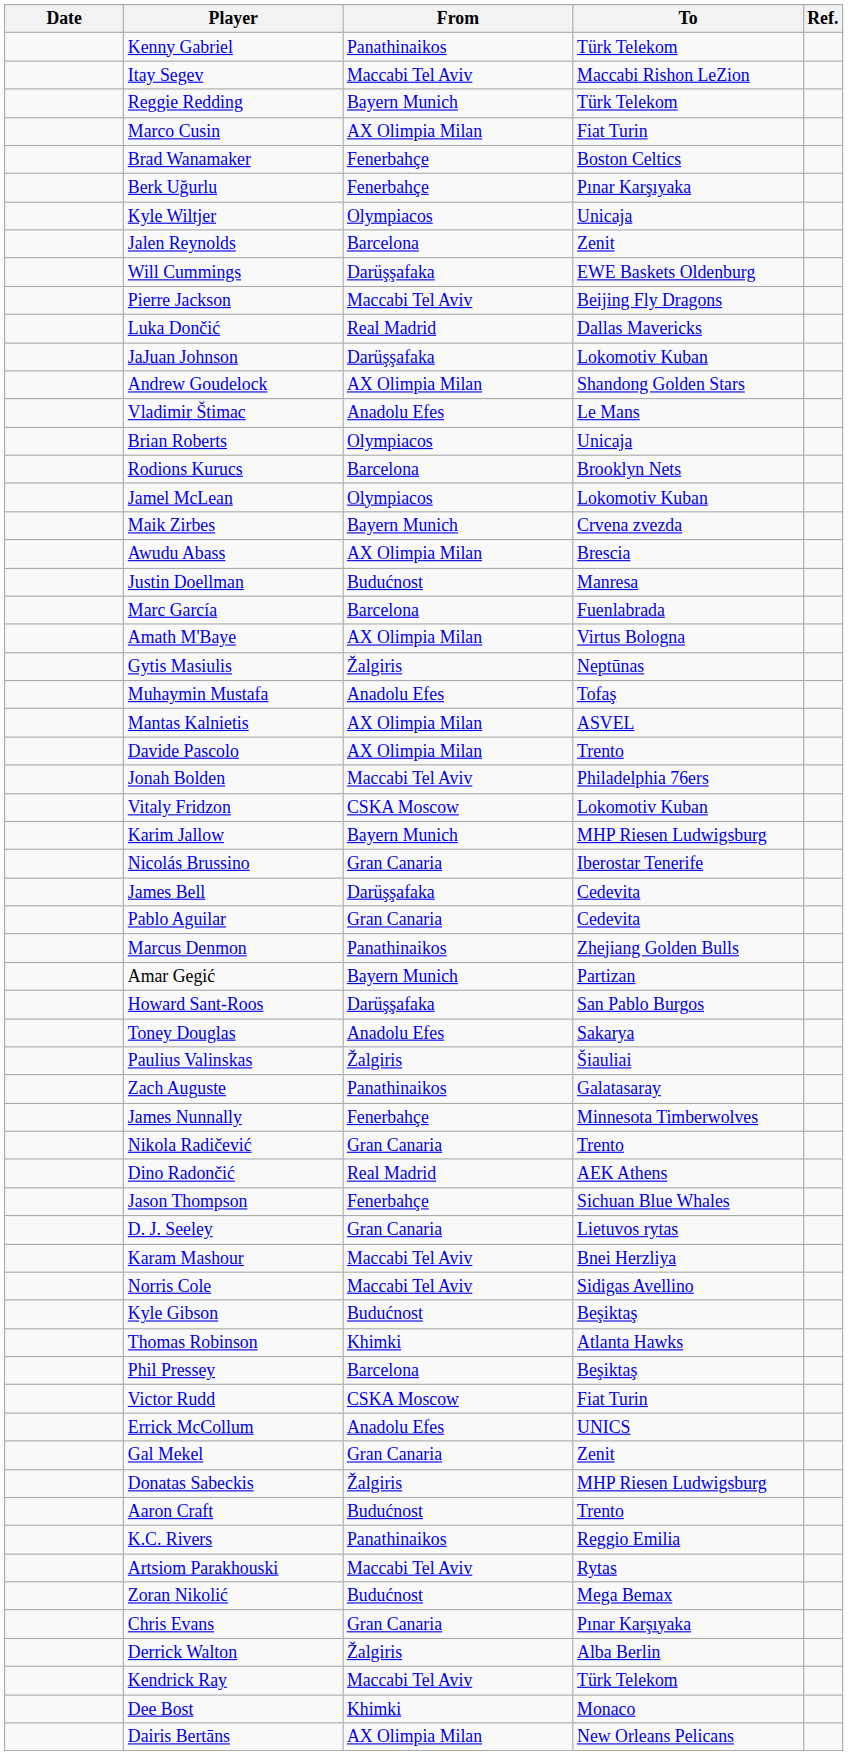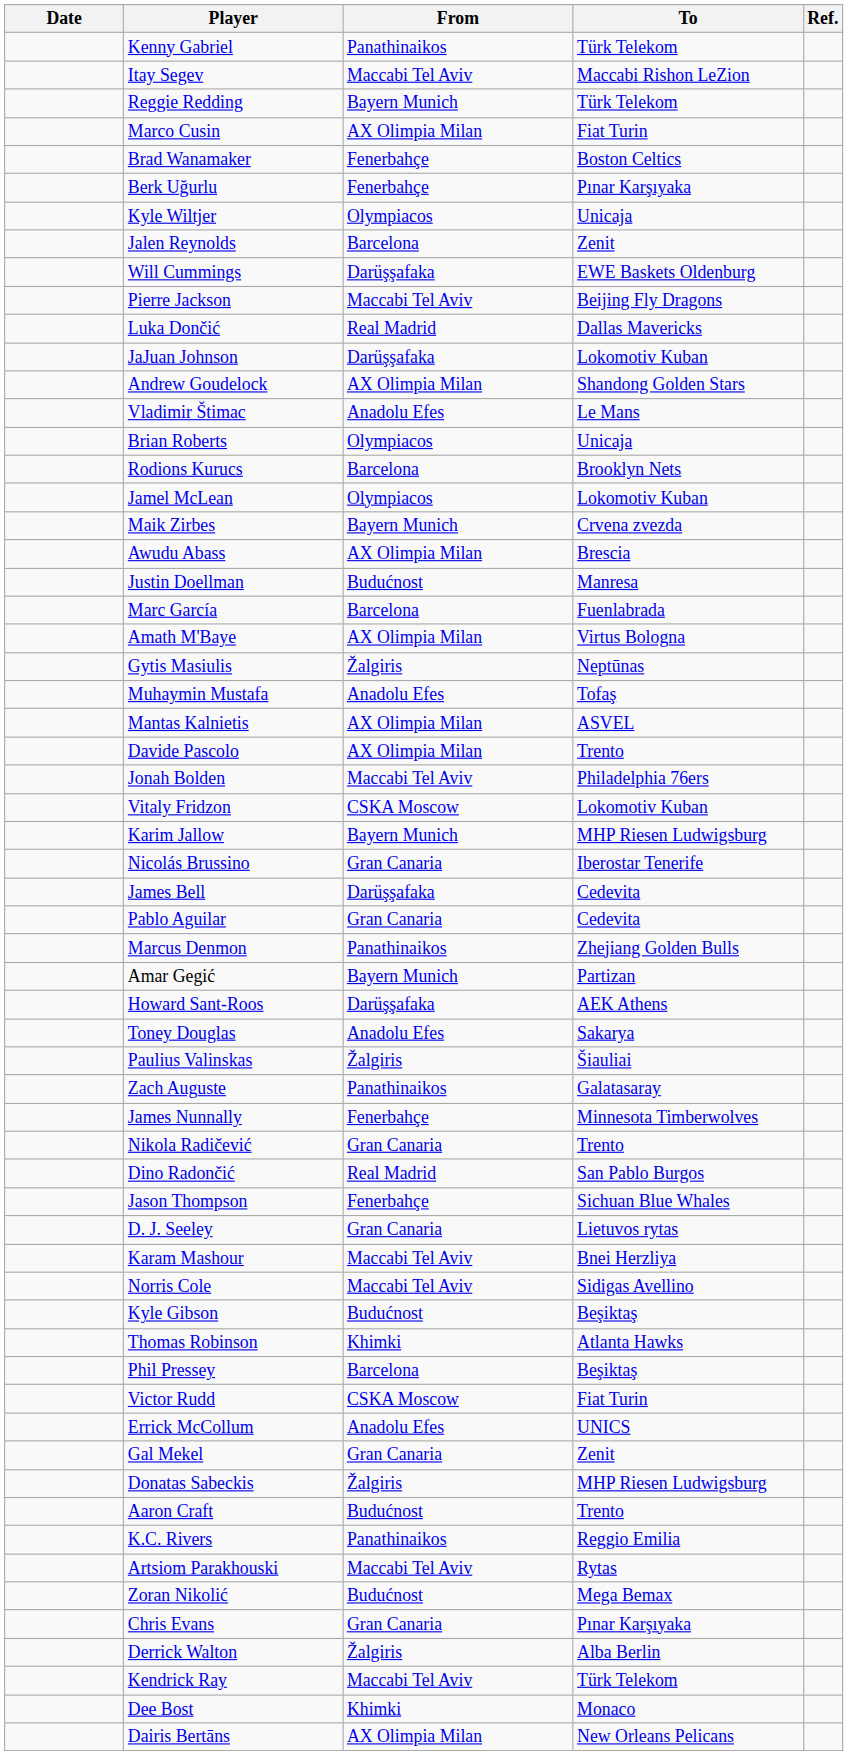(641, 1004) San Pablo Burgos -> (622, 1004) AEK Athens
(622, 1173) AEK Athens -> (641, 1173) San Pablo Burgos
